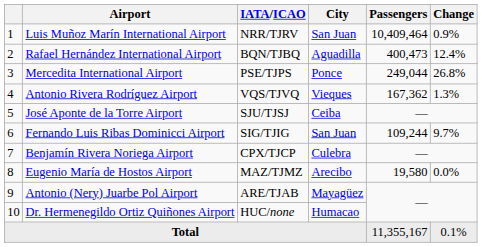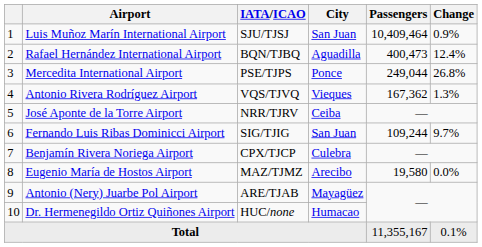(269, 34) NRR/TJRV -> (265, 34) SJU/TJSJ
(265, 113) SJU/TJSJ -> (269, 113) NRR/TJRV
